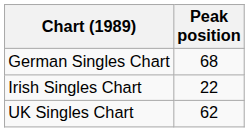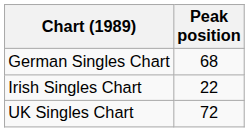(209, 113) 62 -> (209, 113) 72
